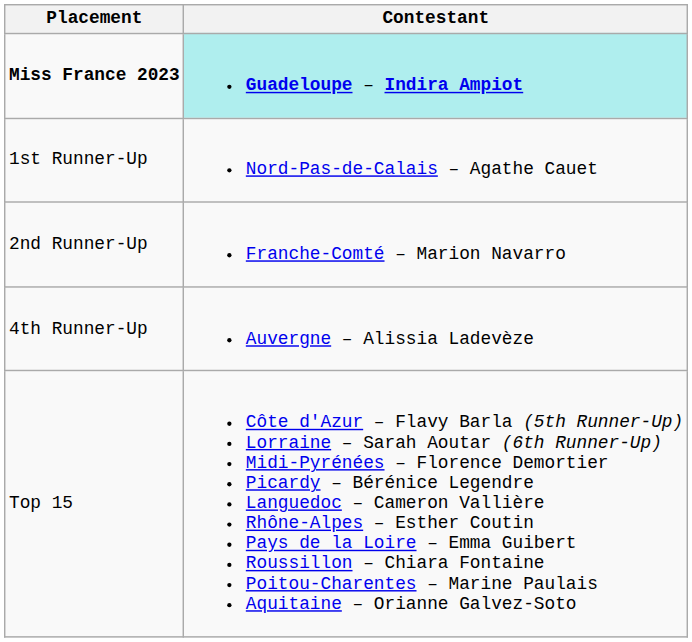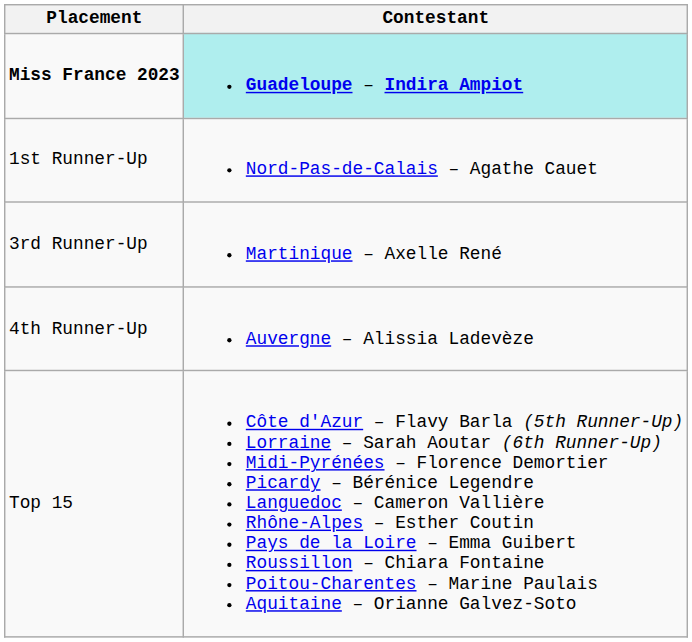- row: (78, 245)
+ row: (78, 245)
